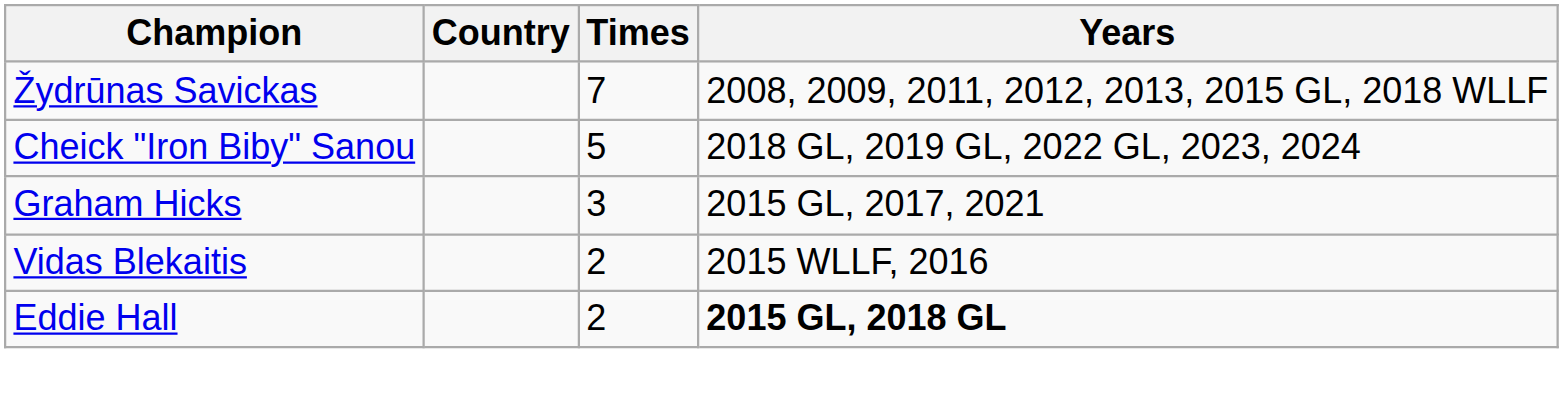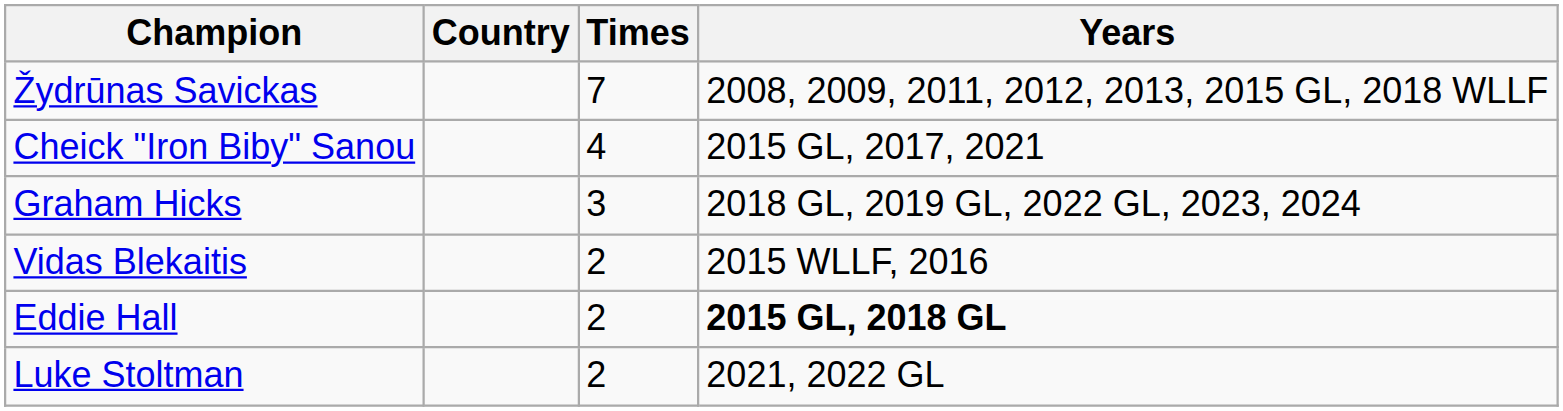(596, 147) 5 -> (596, 147) 4
(1034, 147) 2018 GL, 2019 GL, 2022 GL, 2023, 2024 -> (876, 147) 2015 GL, 2017, 2021
(876, 204) 2015 GL, 2017, 2021 -> (1034, 204) 2018 GL, 2019 GL, 2022 GL, 2023, 2024
+ row: (128, 375)
